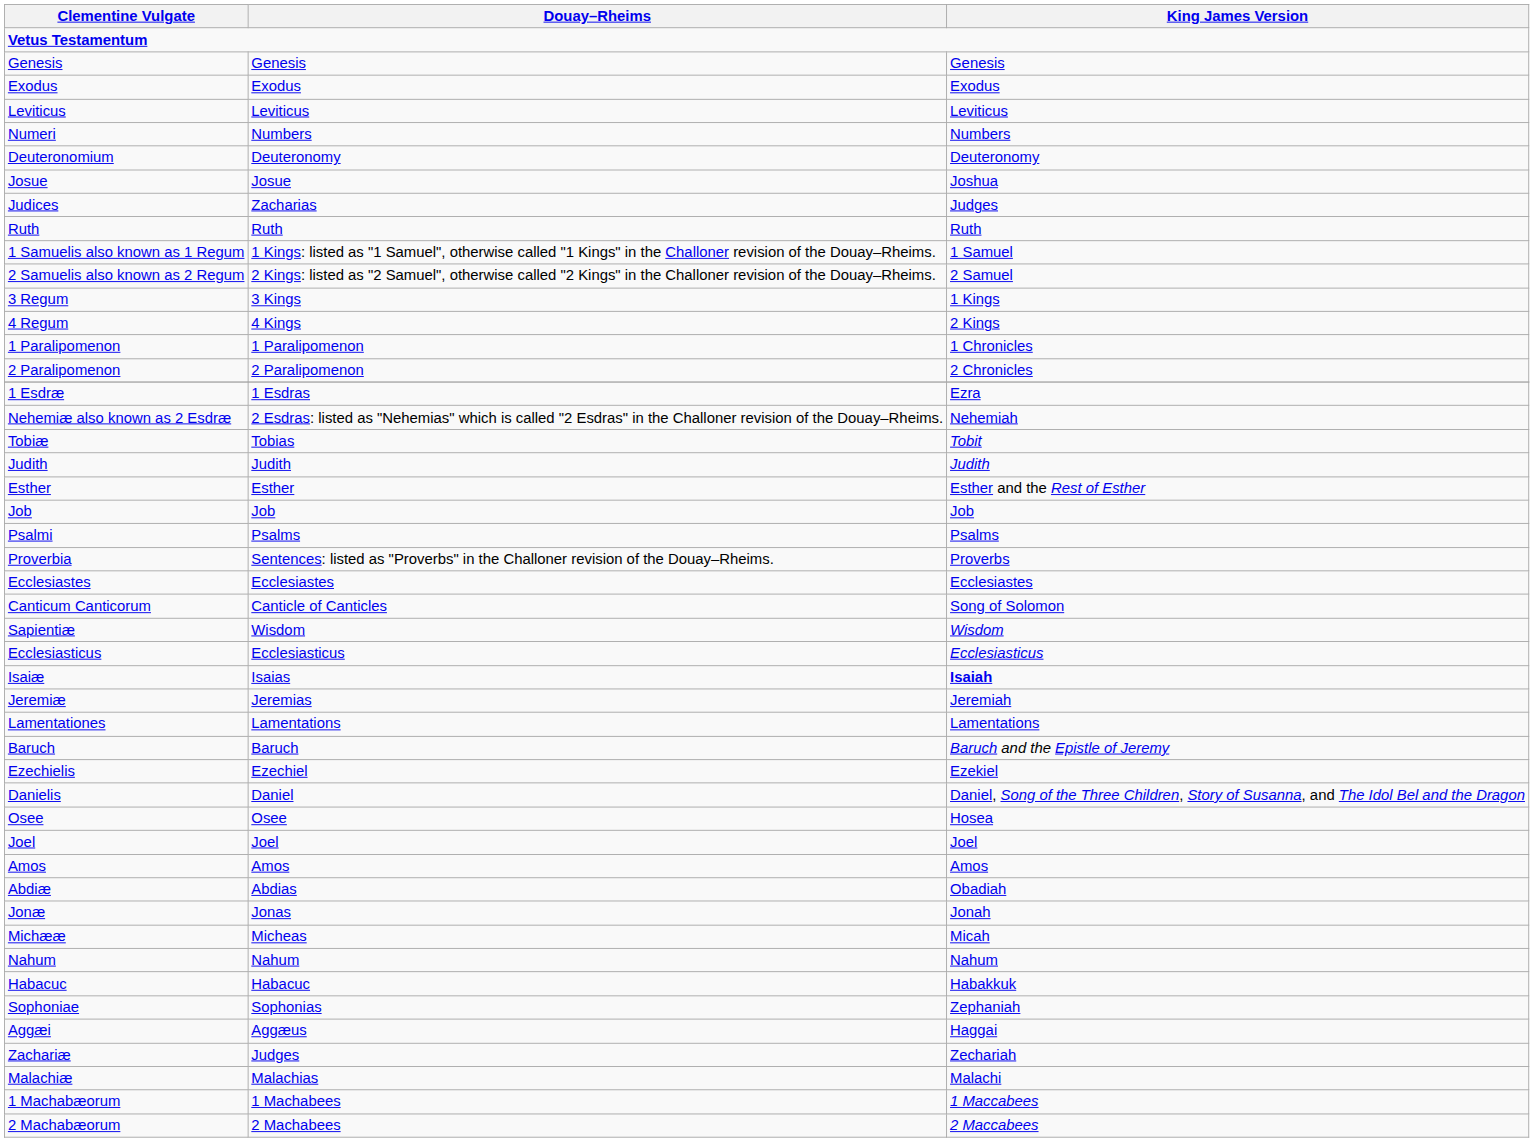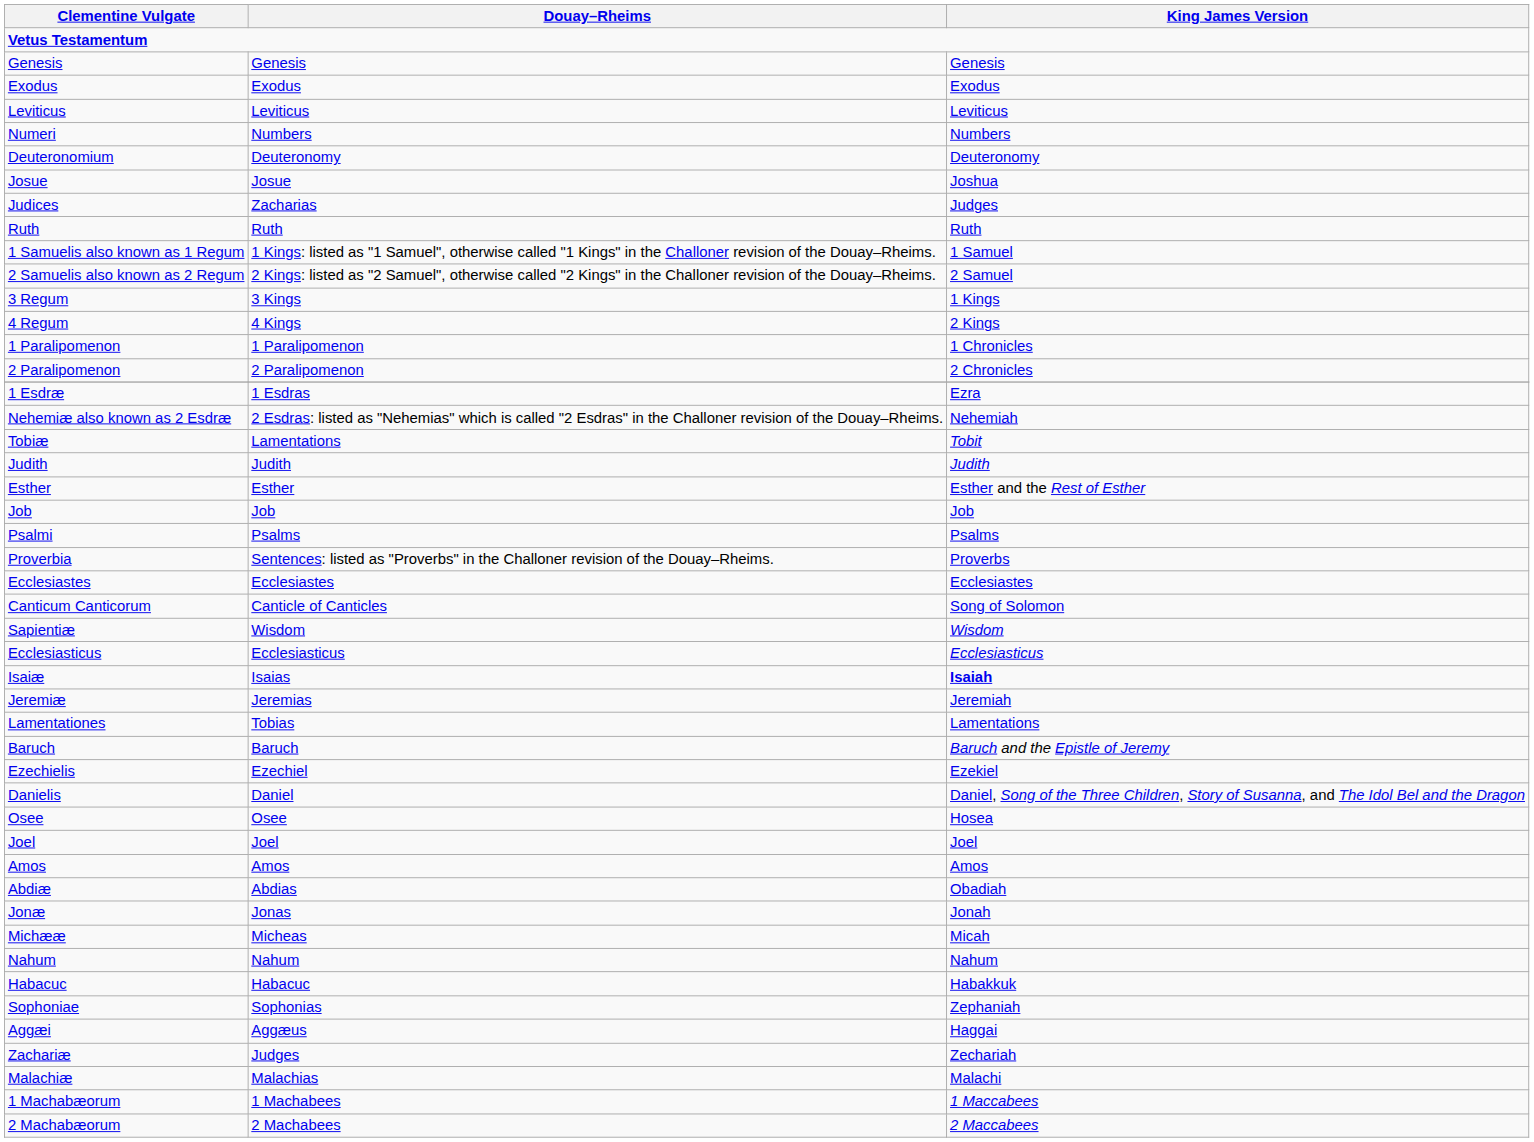(273, 441) Tobias -> (296, 441) Lamentations
(296, 724) Lamentations -> (273, 724) Tobias
